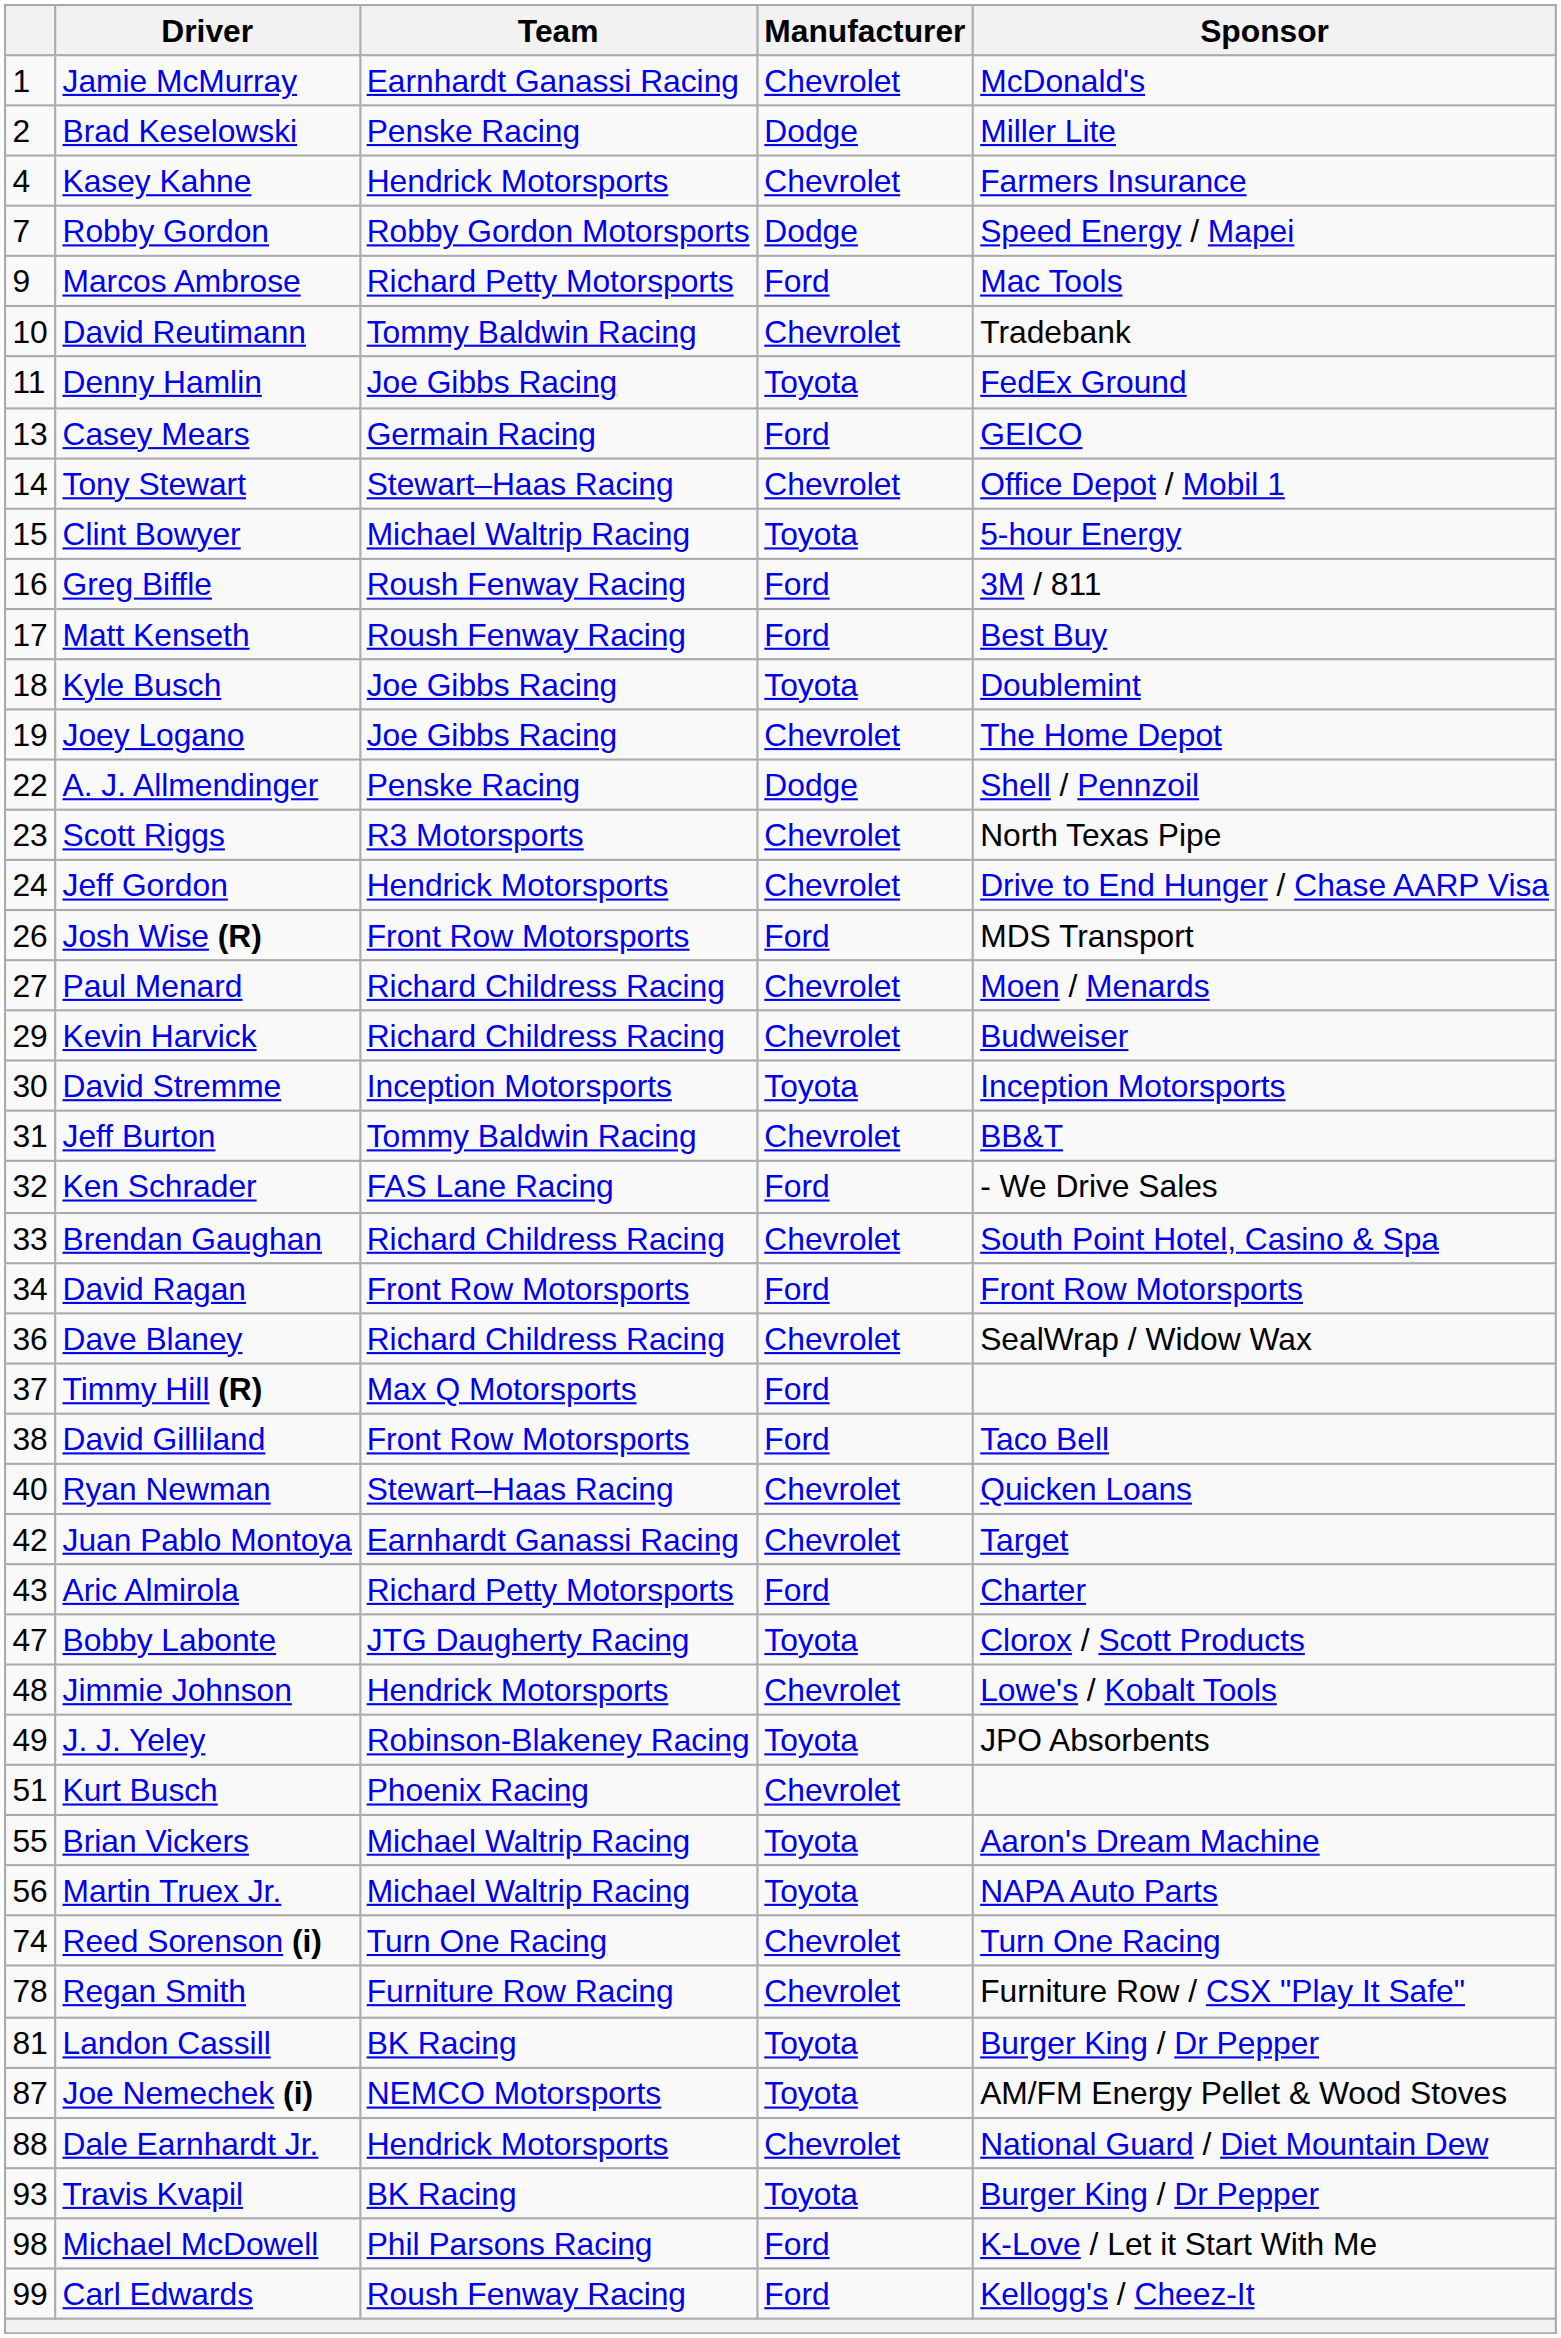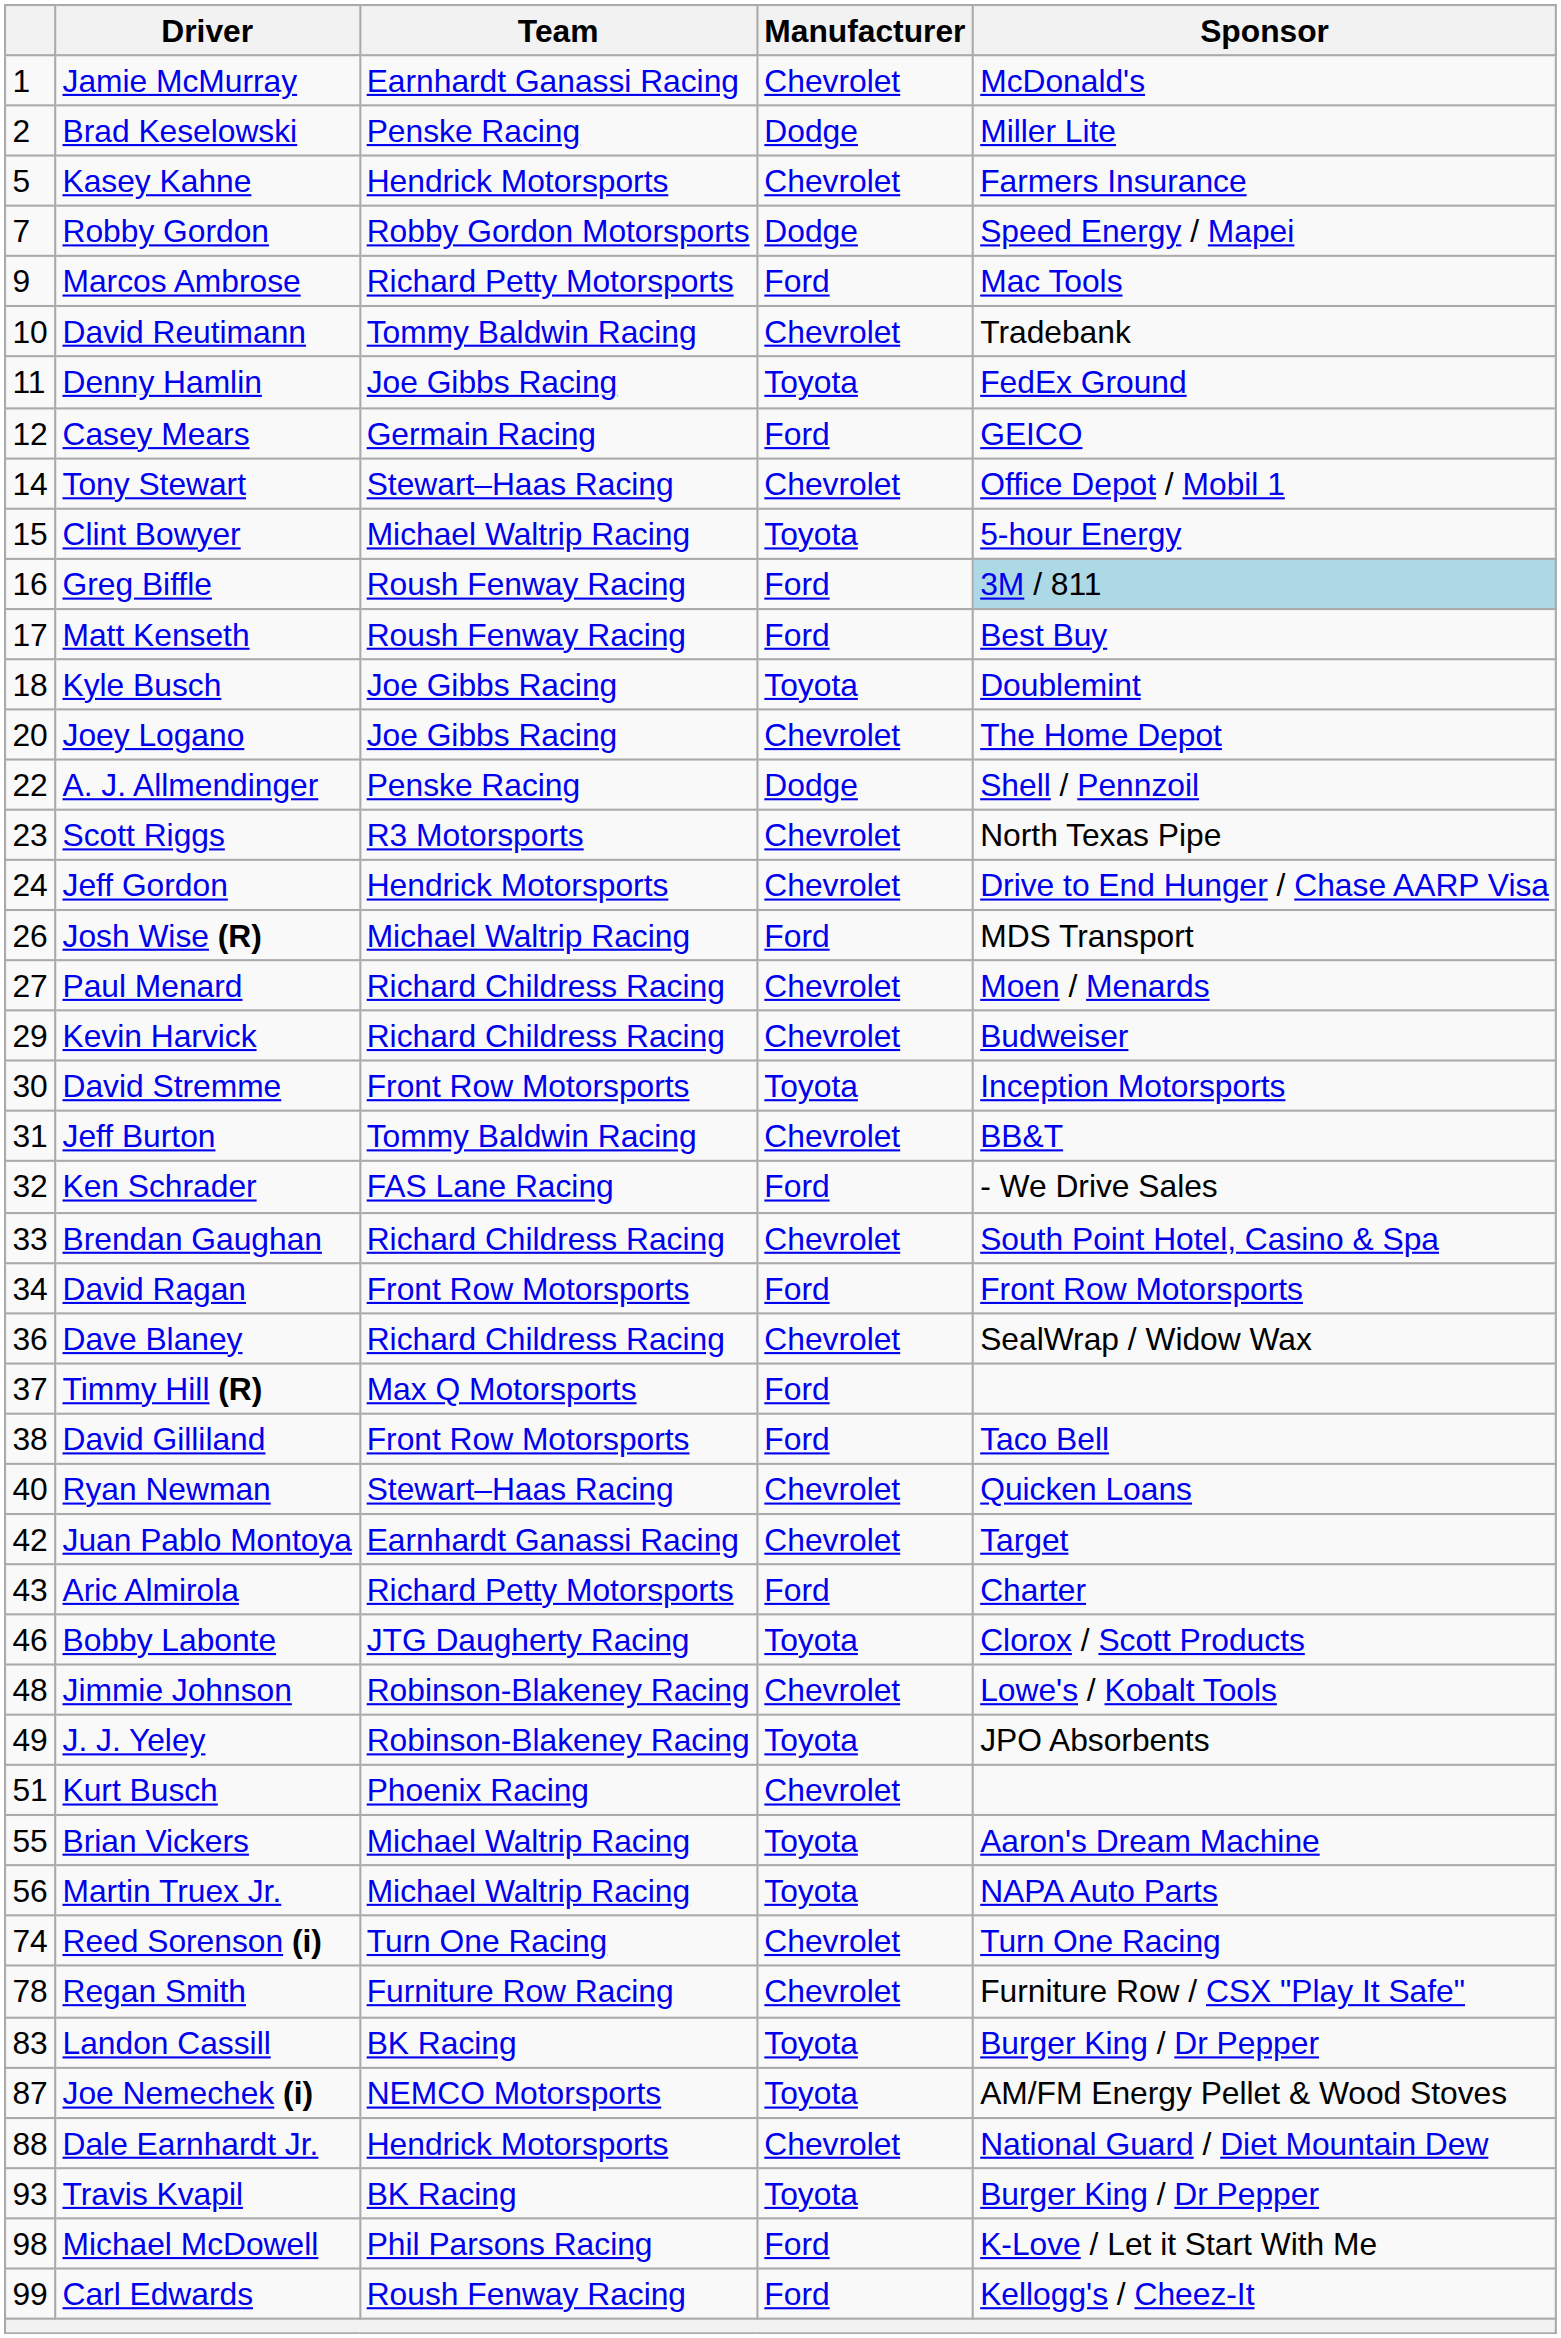(21, 181) 4 -> (21, 181) 5
(30, 433) 13 -> (30, 433) 12
(1041, 584) no background -> (1041, 584) lightblue background
(30, 734) 19 -> (30, 734) 20
(528, 936) Front Row Motorsports -> (528, 936) Michael Waltrip Racing
(519, 1086) Inception Motorsports -> (528, 1086) Front Row Motorsports
(30, 1640) 47 -> (30, 1640) 46
(518, 1690) Hendrick Motorsports -> (558, 1690) Robinson-Blakeney Racing
(30, 2042) 81 -> (30, 2042) 83
